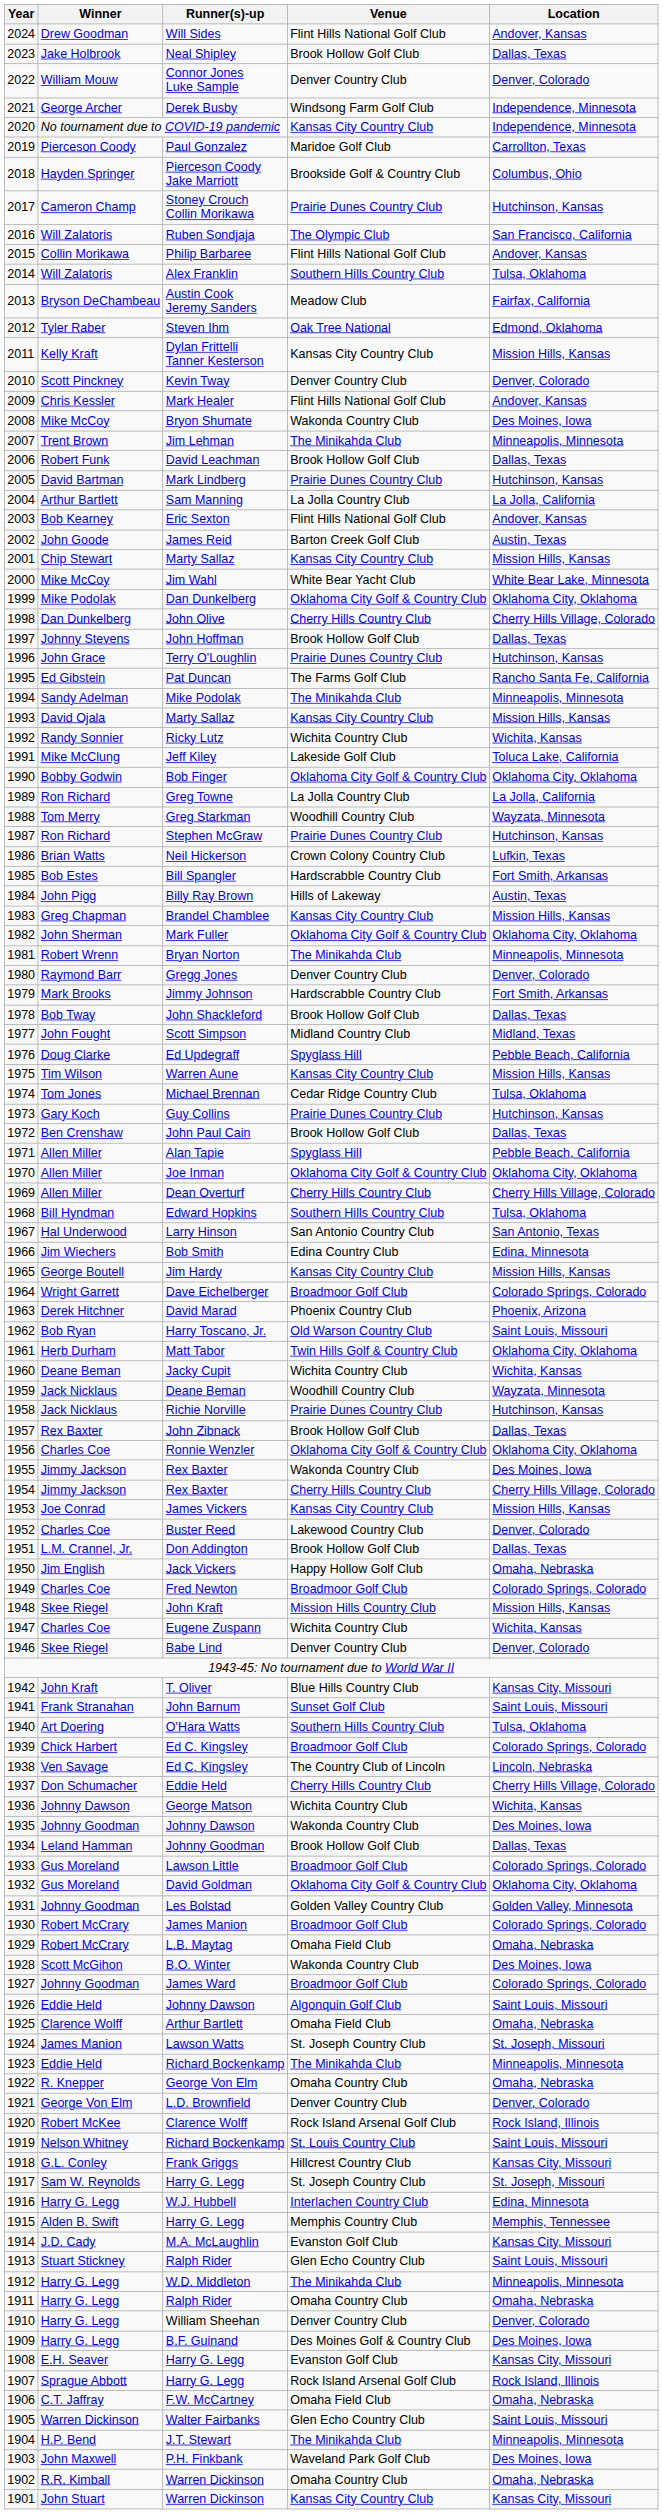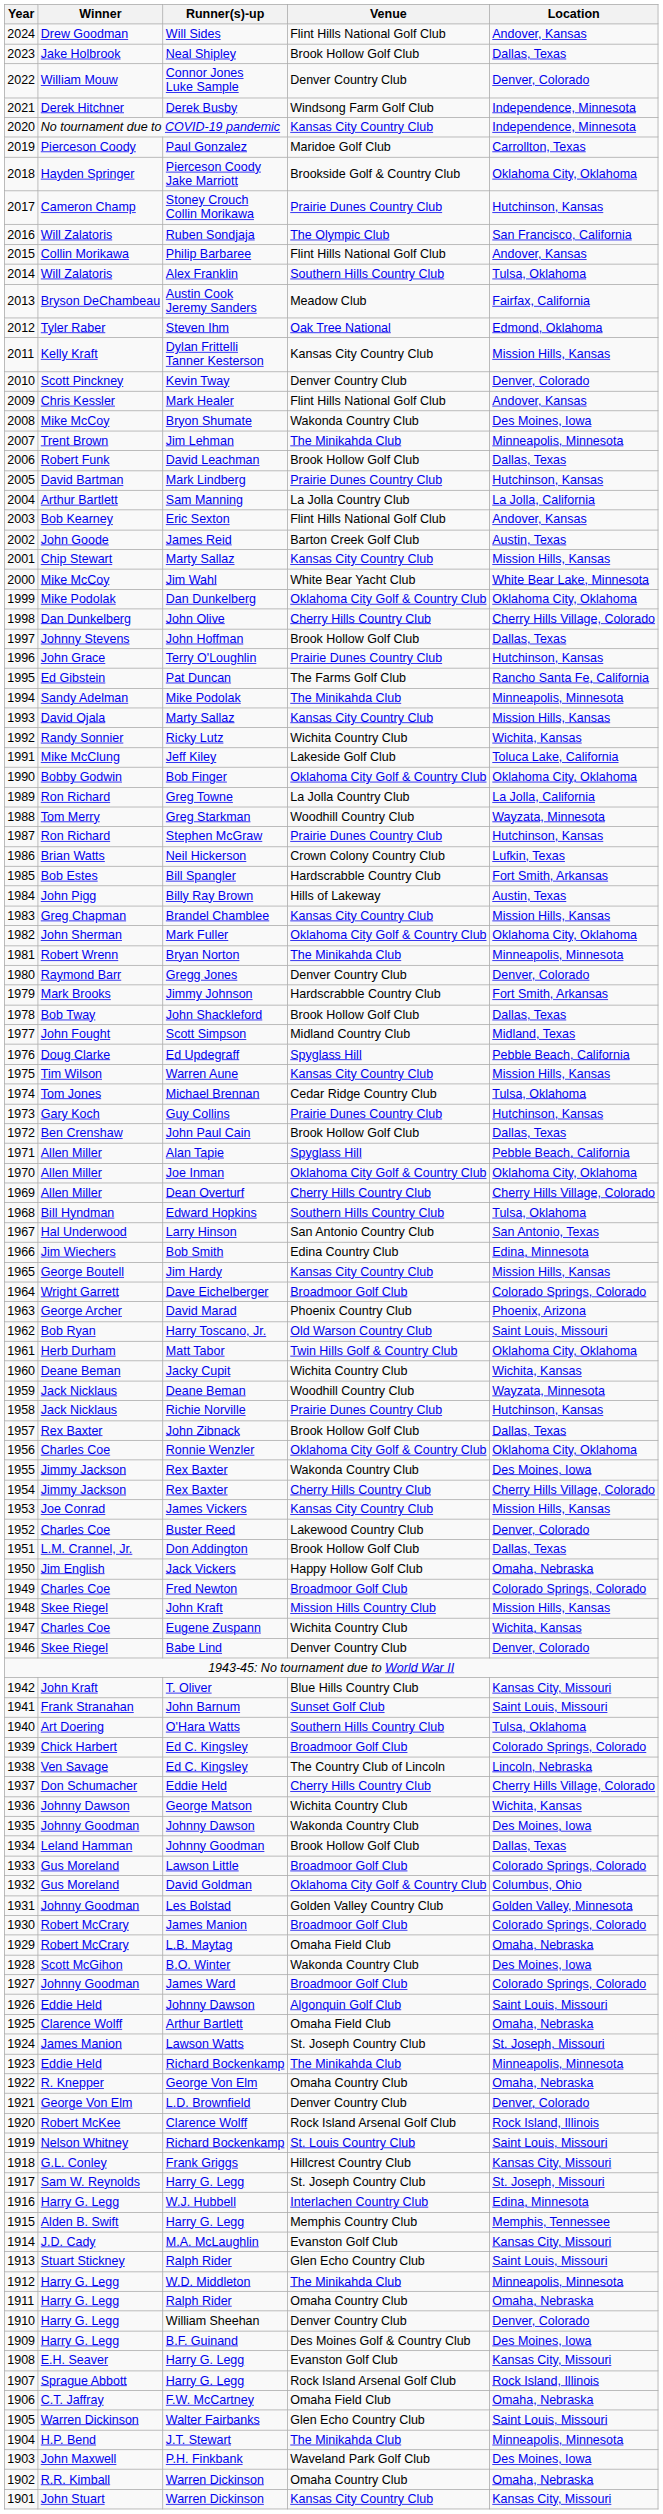(81, 107) George Archer -> (82, 107) Derek Hitchner
(537, 174) Columbus, Ohio -> (565, 174) Oklahoma City, Oklahoma
(82, 1311) Derek Hitchner -> (81, 1311) George Archer
(565, 1885) Oklahoma City, Oklahoma -> (537, 1885) Columbus, Ohio
